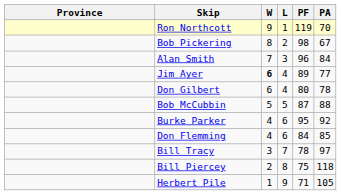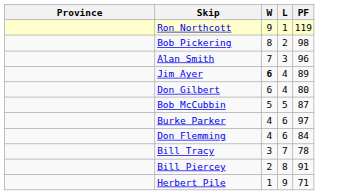- column: (325, 12)
(303, 120) 95 -> (303, 120) 97
(303, 167) 75 -> (303, 167) 91
